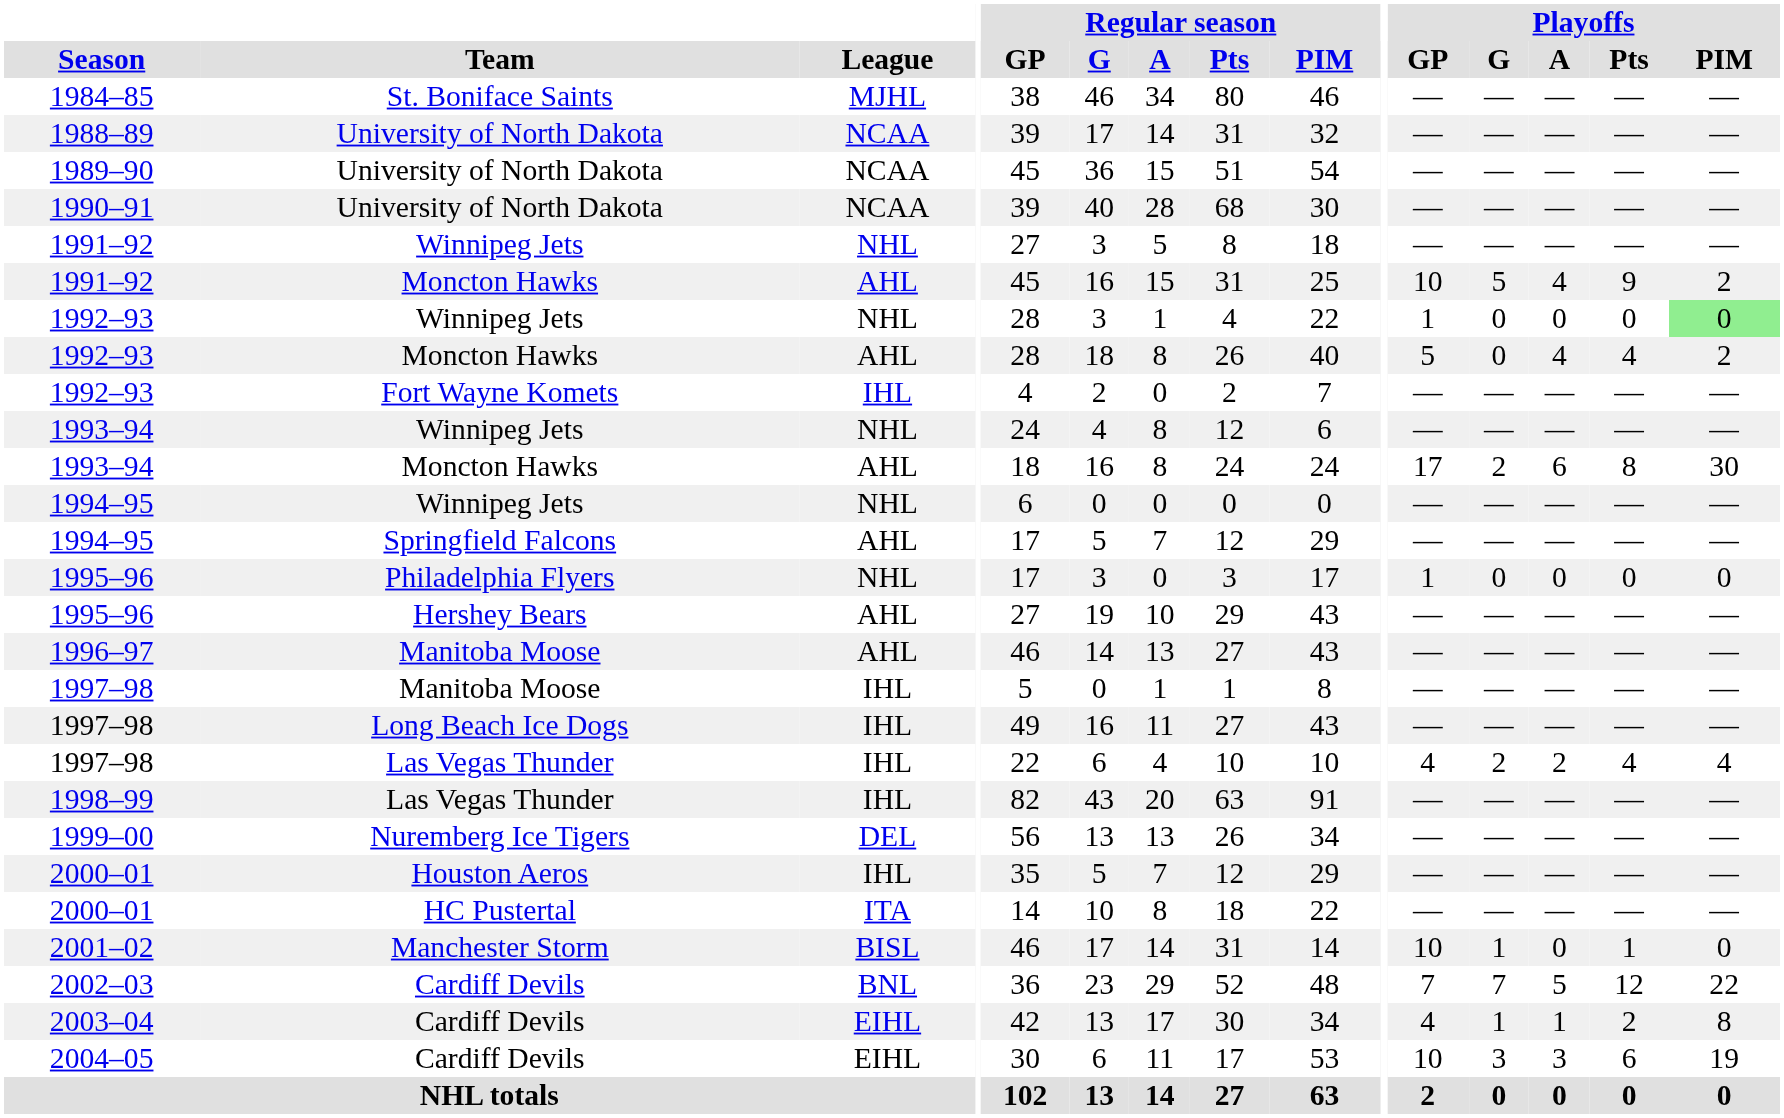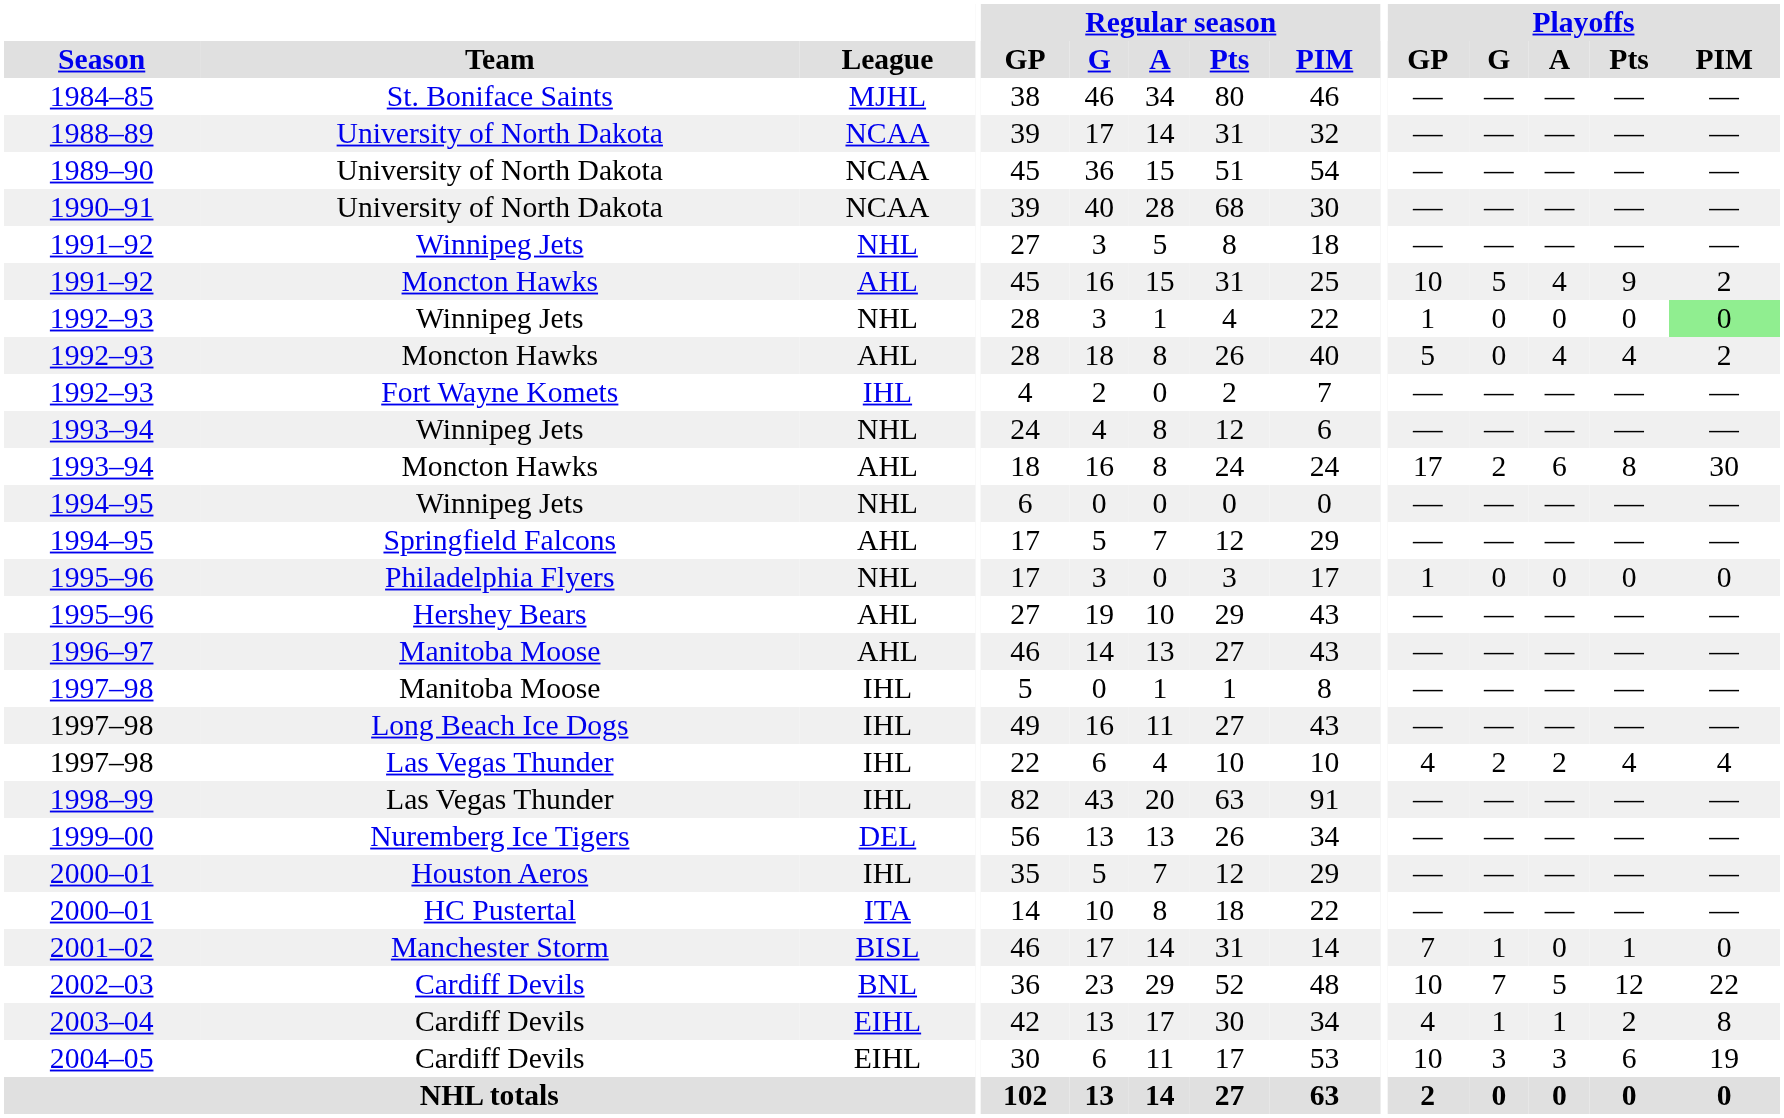(1428, 947) 10 -> (1428, 947) 7
(1428, 984) 7 -> (1428, 984) 10
